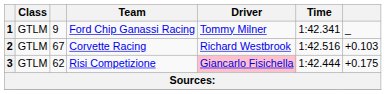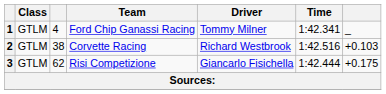(55, 30) 9 -> (55, 30) 4
(58, 47) 67 -> (58, 47) 38
(247, 64) pink background -> (247, 64) no background
